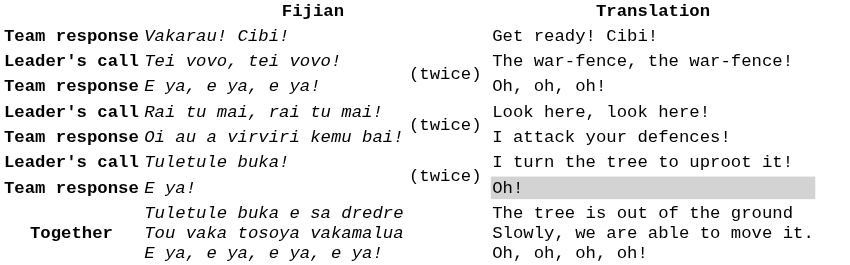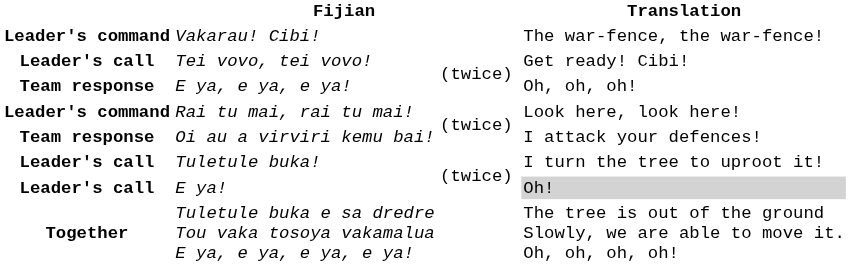(71, 36) Team response -> (87, 36) Leader's command
(575, 36) Get ready! Cibi! -> (674, 36) The war-fence, the war-fence!
(643, 62) The war-fence, the war-fence! -> (606, 62) Get ready! Cibi!
(71, 112) Leader's call -> (87, 112) Leader's command
(71, 188) Team response -> (87, 188) Leader's call
